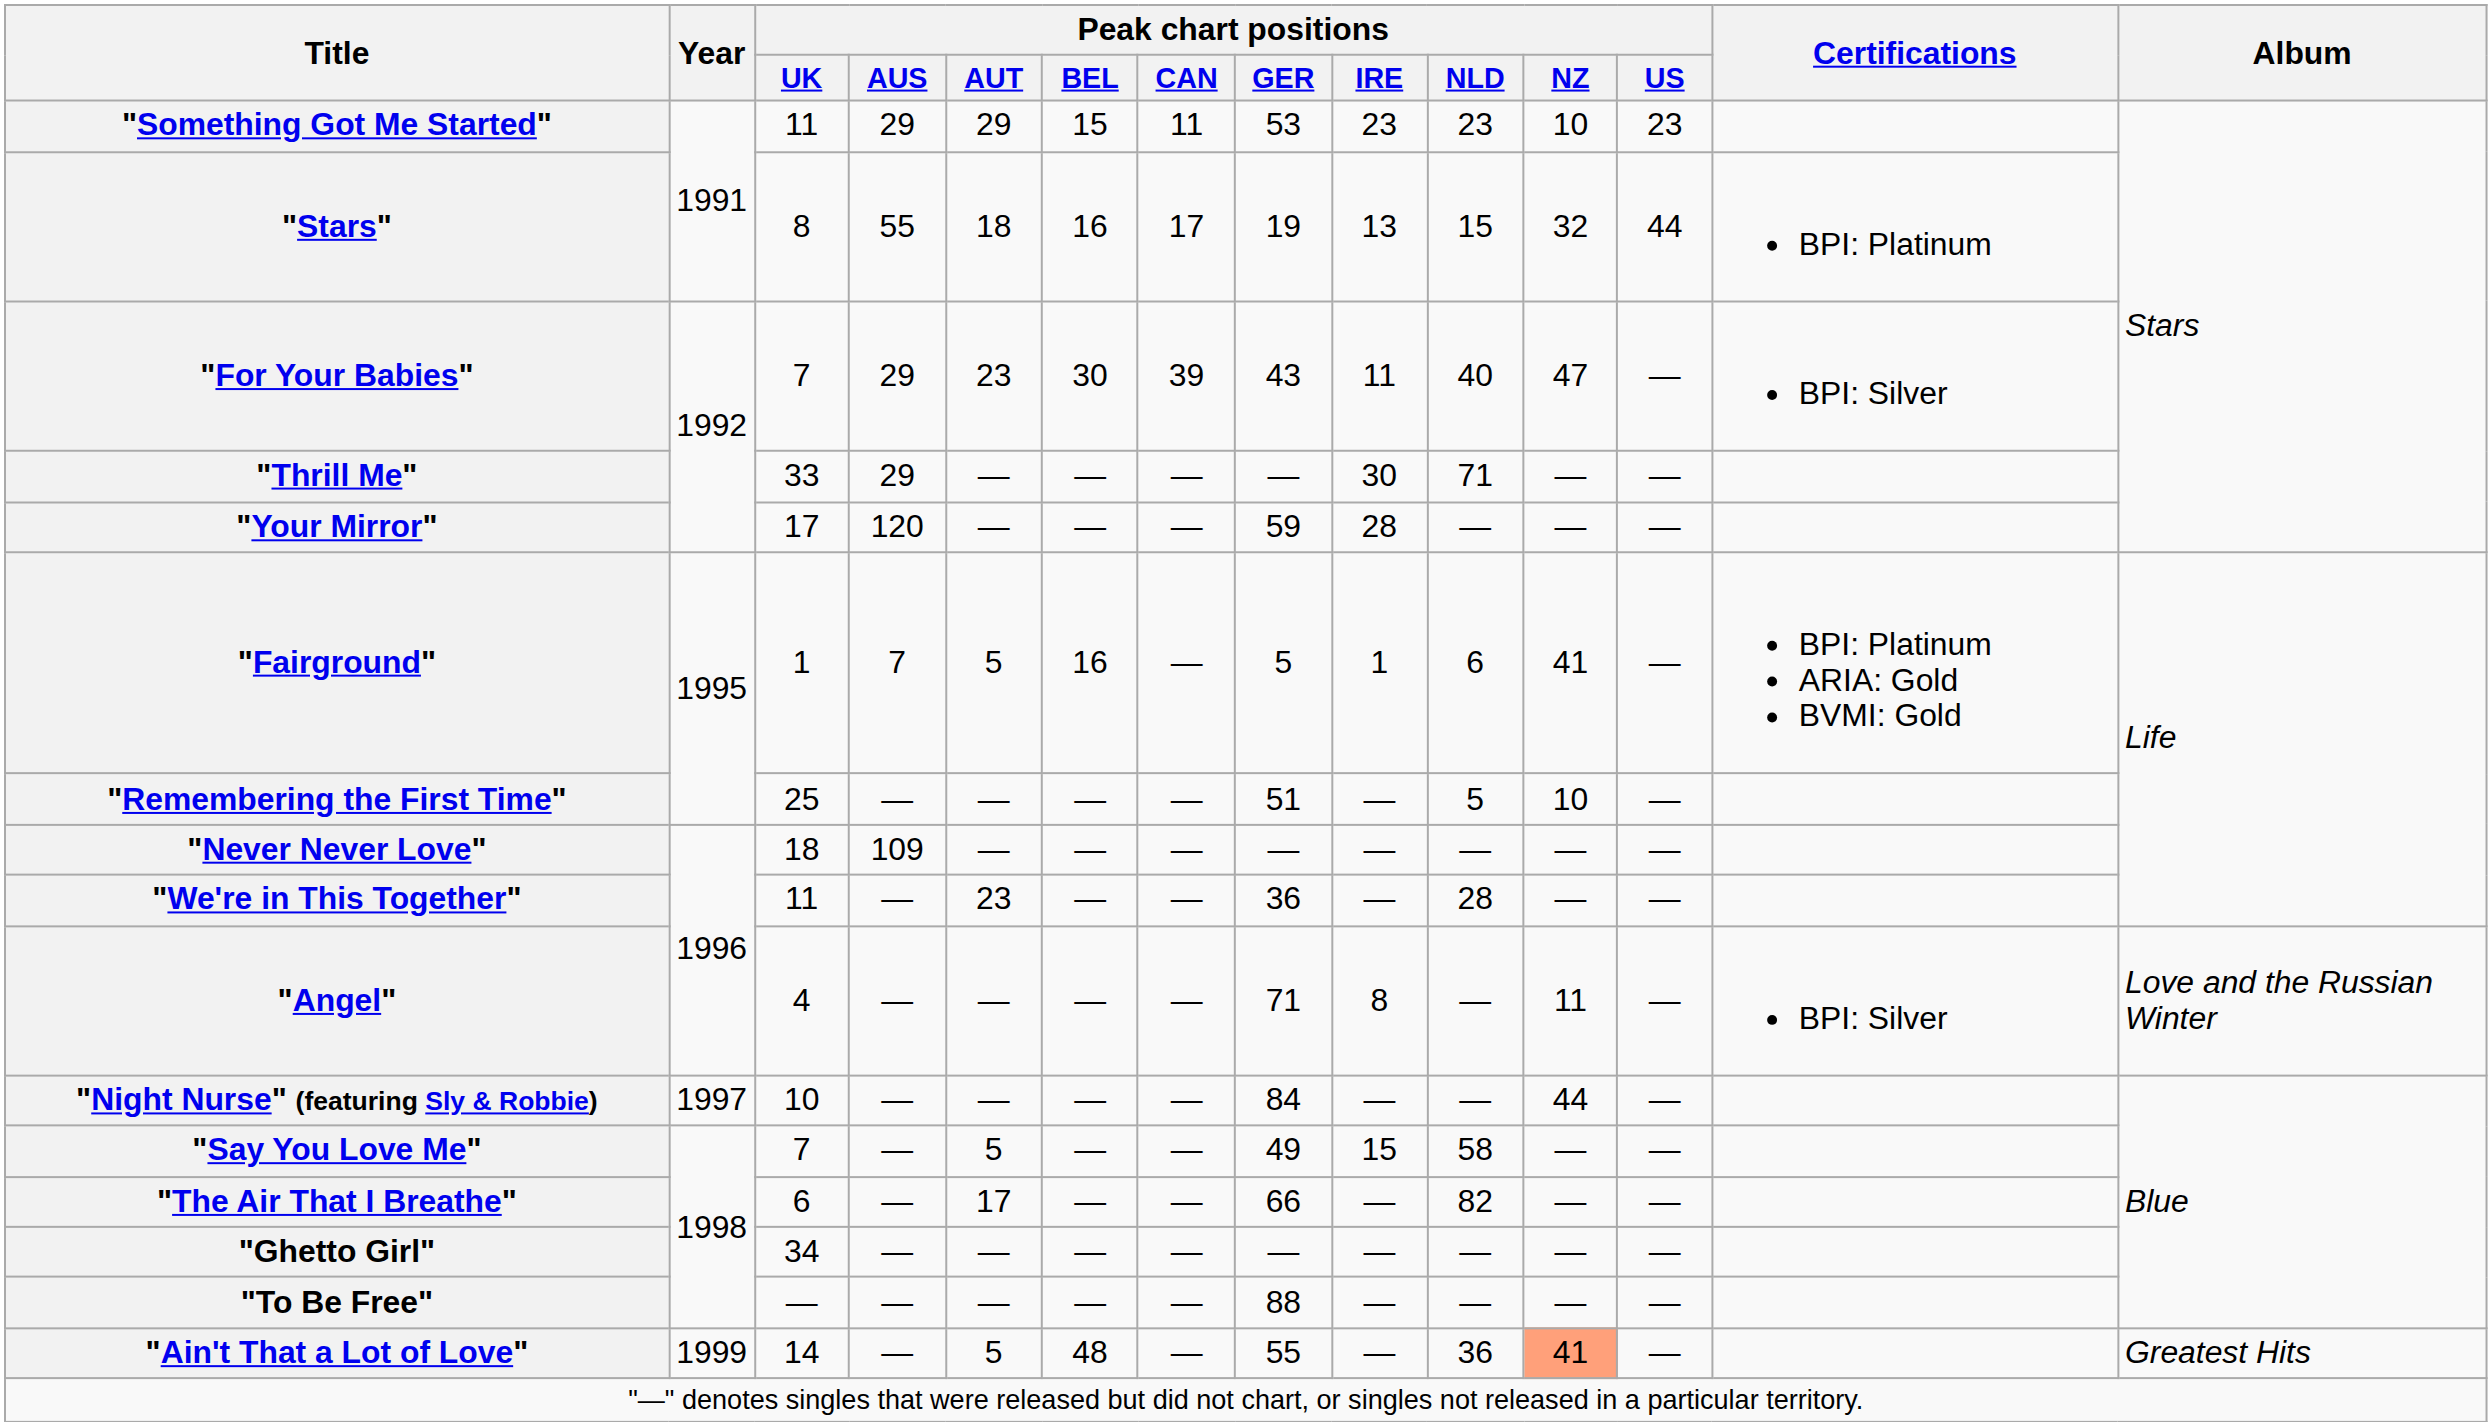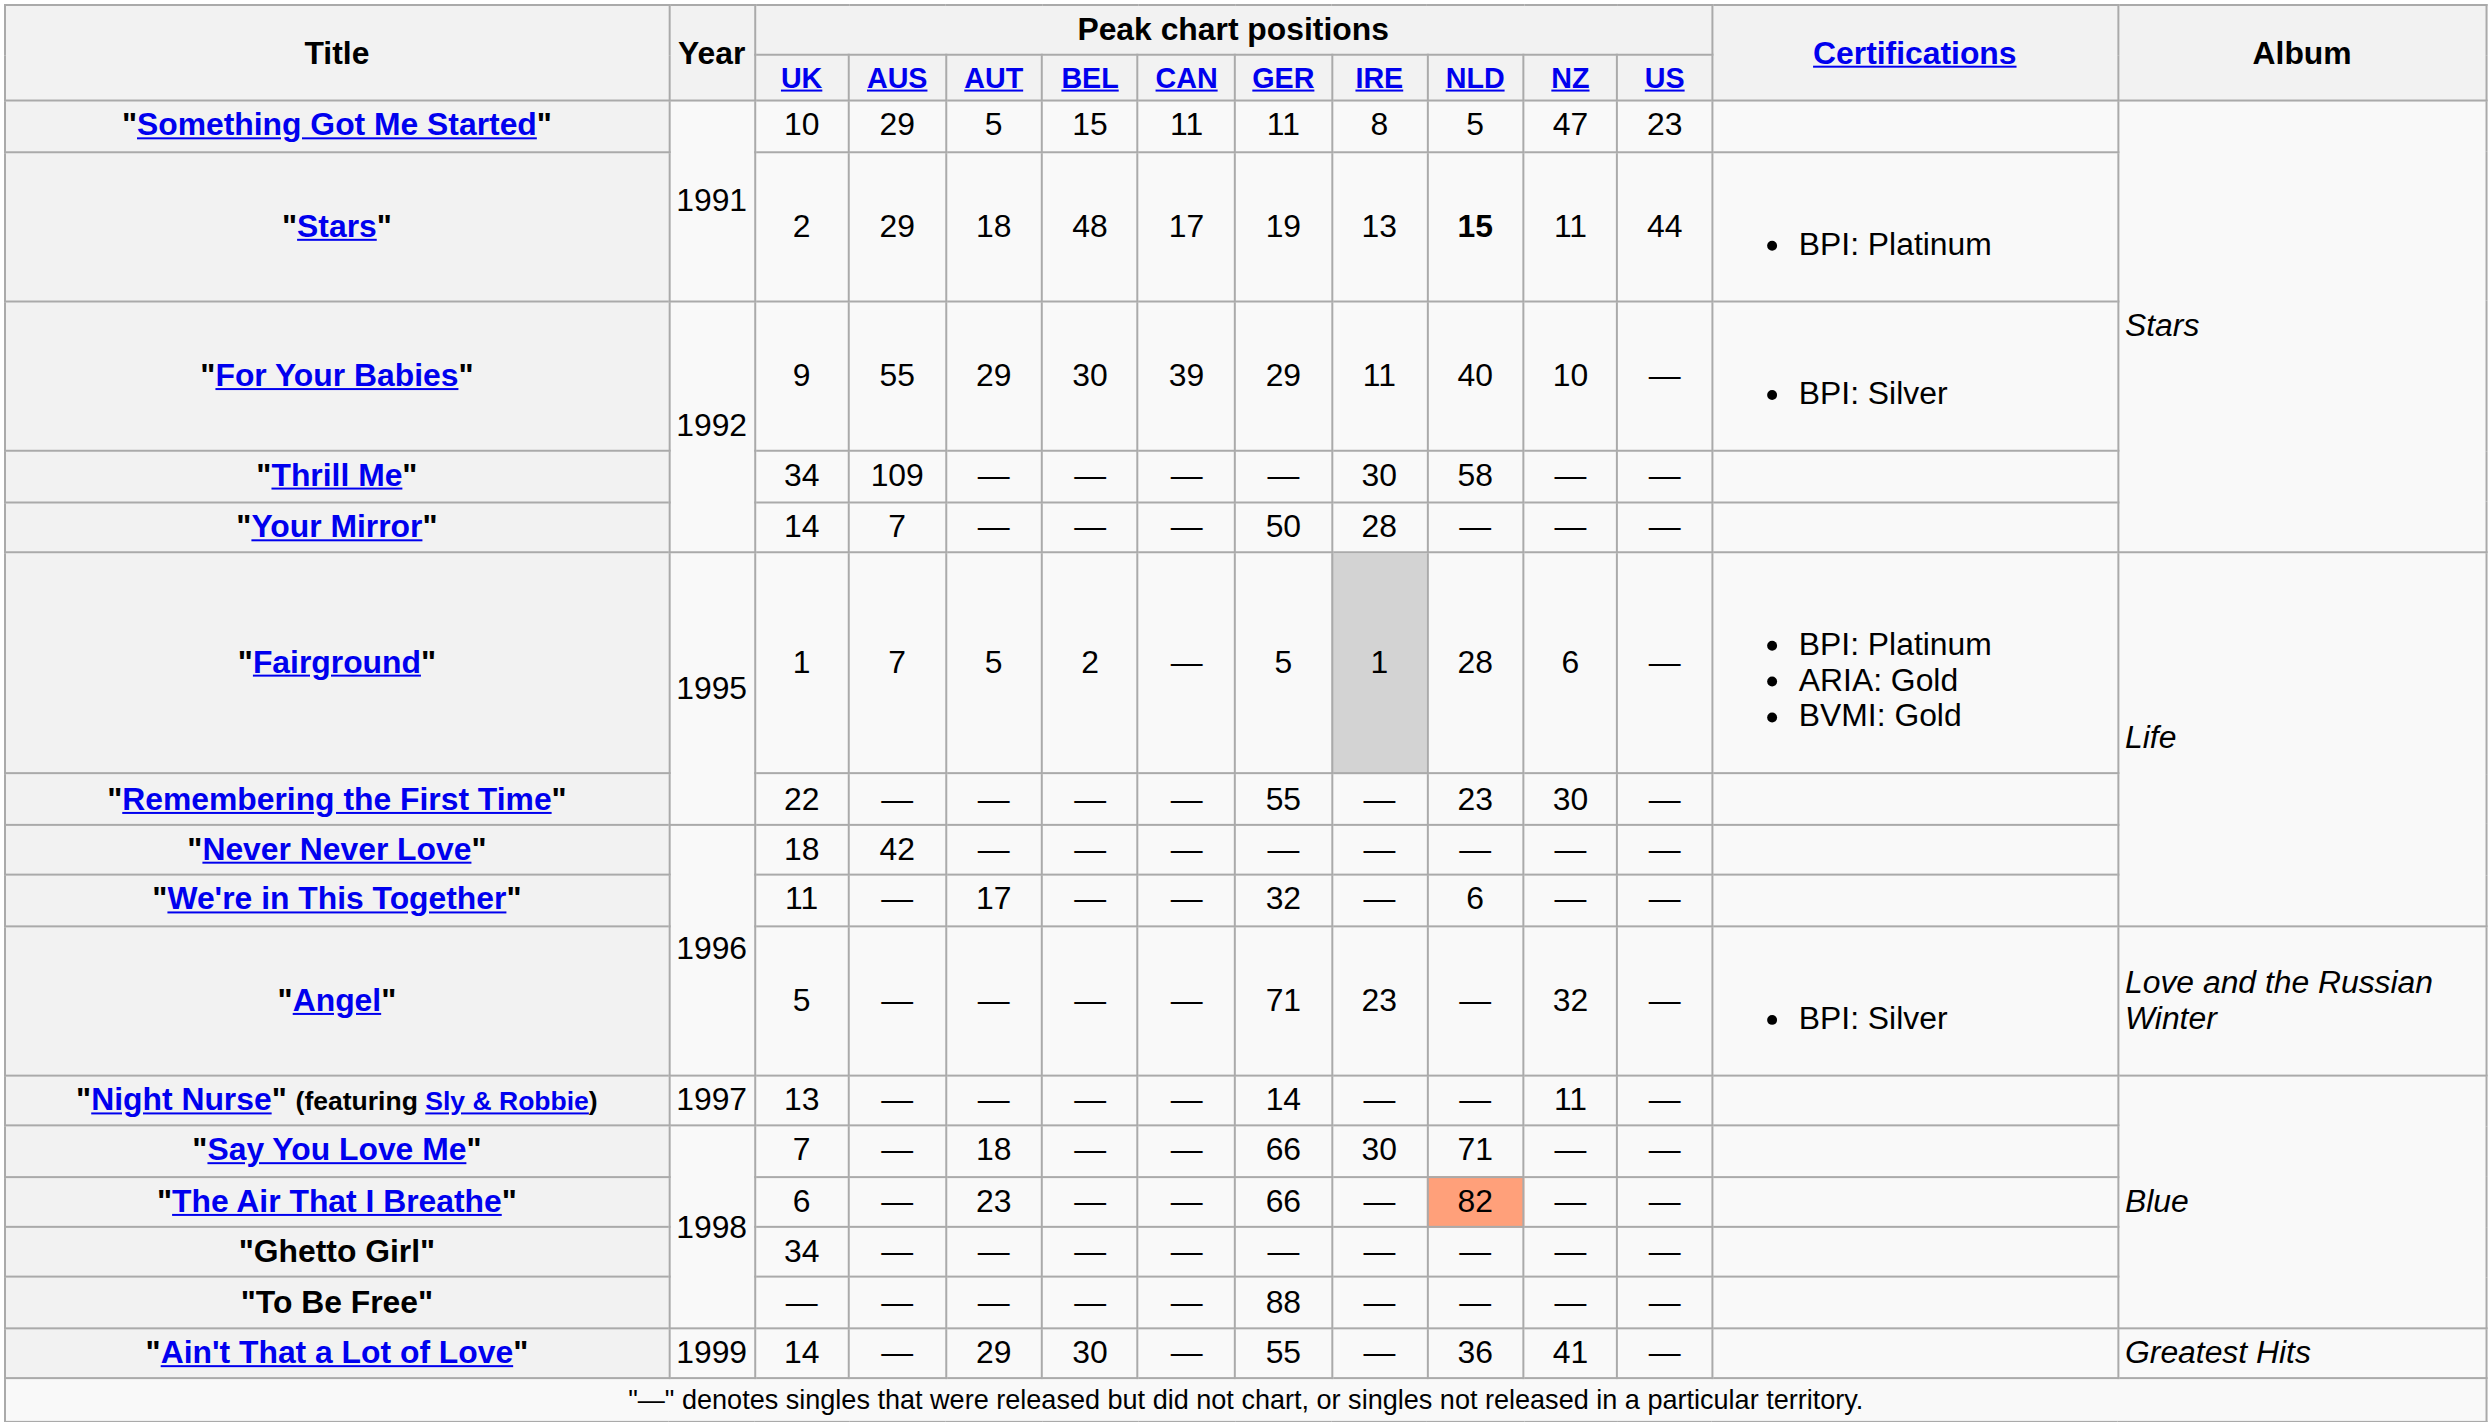(802, 125) 11 -> (802, 125) 10
(994, 125) 29 -> (994, 125) 5
(1283, 125) 53 -> (1283, 125) 11
(1379, 125) 23 -> (1379, 125) 8
(1475, 125) 23 -> (1475, 125) 5
(1570, 125) 10 -> (1570, 125) 47
(802, 225) 8 -> (802, 225) 2
(897, 225) 55 -> (897, 225) 29
(1090, 225) 16 -> (1090, 225) 48
(1475, 225) normal -> (1475, 225) bold
(1570, 225) 32 -> (1570, 225) 11
(802, 375) 7 -> (802, 375) 9
(897, 375) 29 -> (897, 375) 55
(994, 375) 23 -> (994, 375) 29
(1283, 375) 43 -> (1283, 375) 29
(1570, 375) 47 -> (1570, 375) 10
(802, 476) 33 -> (802, 476) 34
(897, 476) 29 -> (897, 476) 109
(1475, 476) 71 -> (1475, 476) 58
(802, 526) 17 -> (802, 526) 14
(897, 526) 120 -> (897, 526) 7
(1283, 526) 59 -> (1283, 526) 50
(1090, 662) 16 -> (1090, 662) 2
(1379, 662) no background -> (1379, 662) lightgrey background
(1475, 662) 6 -> (1475, 662) 28
(1570, 662) 41 -> (1570, 662) 6
(802, 798) 25 -> (802, 798) 22
(1283, 798) 51 -> (1283, 798) 55
(1475, 798) 5 -> (1475, 798) 23
(1570, 798) 10 -> (1570, 798) 30
(897, 849) 109 -> (897, 849) 42
(994, 899) 23 -> (994, 899) 17
(1283, 899) 36 -> (1283, 899) 32
(1475, 899) 28 -> (1475, 899) 6
(802, 999) 4 -> (802, 999) 5
(1379, 999) 8 -> (1379, 999) 23
(1570, 999) 11 -> (1570, 999) 32
(802, 1100) 10 -> (802, 1100) 13
(1283, 1100) 84 -> (1283, 1100) 14
(1570, 1100) 44 -> (1570, 1100) 11
(994, 1150) 5 -> (994, 1150) 18
(1283, 1150) 49 -> (1283, 1150) 66
(1379, 1150) 15 -> (1379, 1150) 30
(1475, 1150) 58 -> (1475, 1150) 71
(994, 1201) 17 -> (994, 1201) 23
(1475, 1201) no background -> (1475, 1201) lightsalmon background
(994, 1352) 5 -> (994, 1352) 29
(1090, 1352) 48 -> (1090, 1352) 30
(1570, 1352) lightsalmon background -> (1570, 1352) no background
